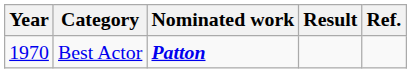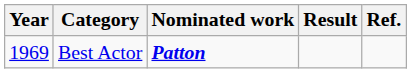(29, 51) 1970 -> (29, 51) 1969
